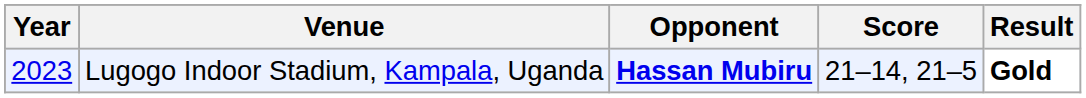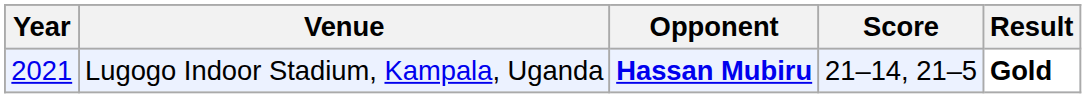(42, 70) 2023 -> (42, 70) 2021
